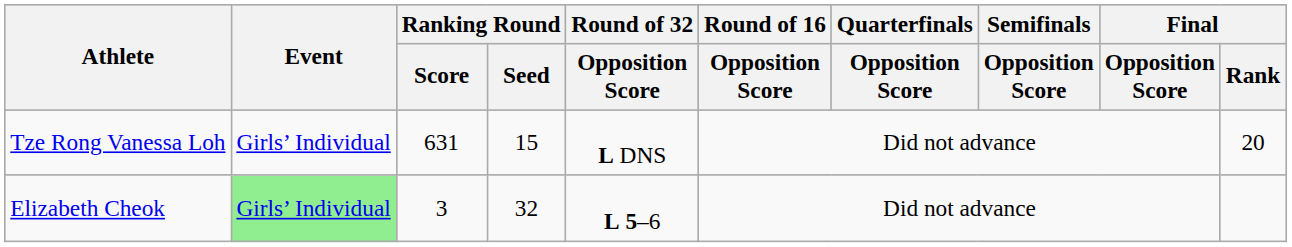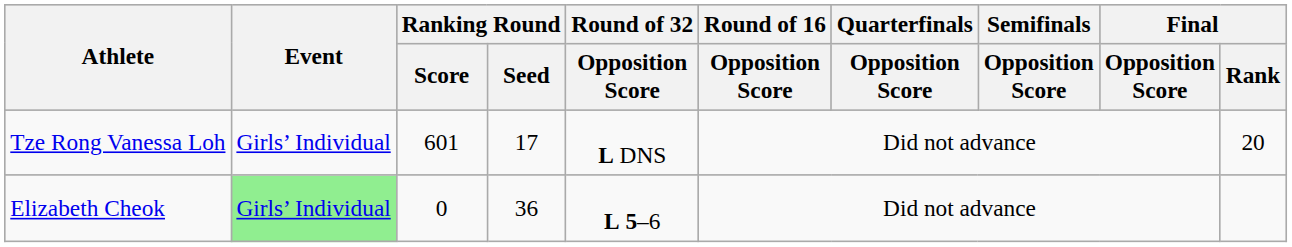(442, 142) 631 -> (442, 142) 601
(526, 142) 15 -> (526, 142) 17
(442, 208) 3 -> (442, 208) 0
(526, 208) 32 -> (526, 208) 36
